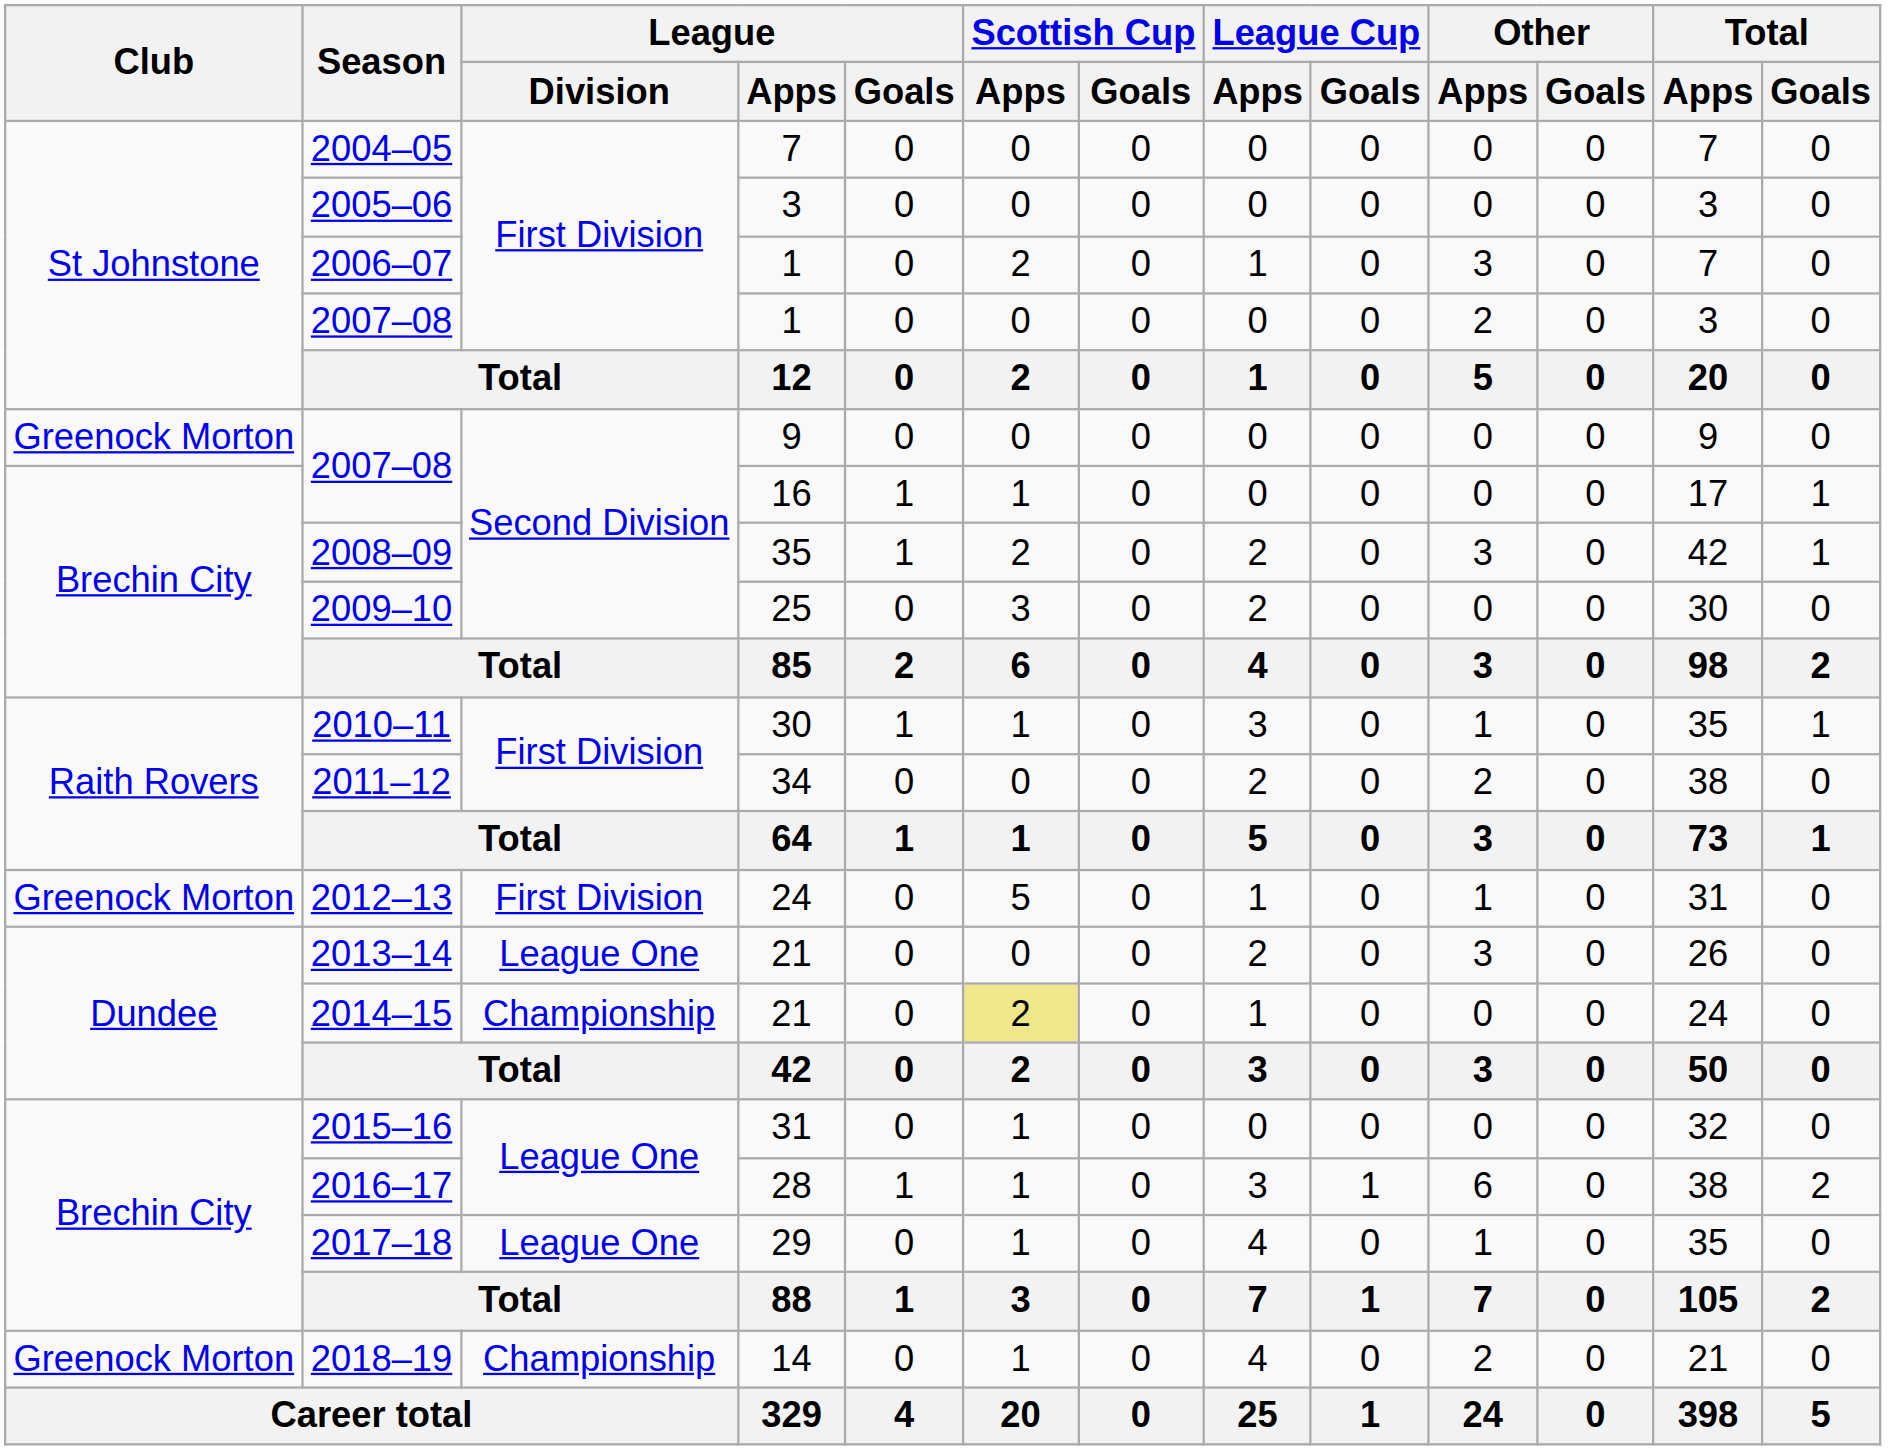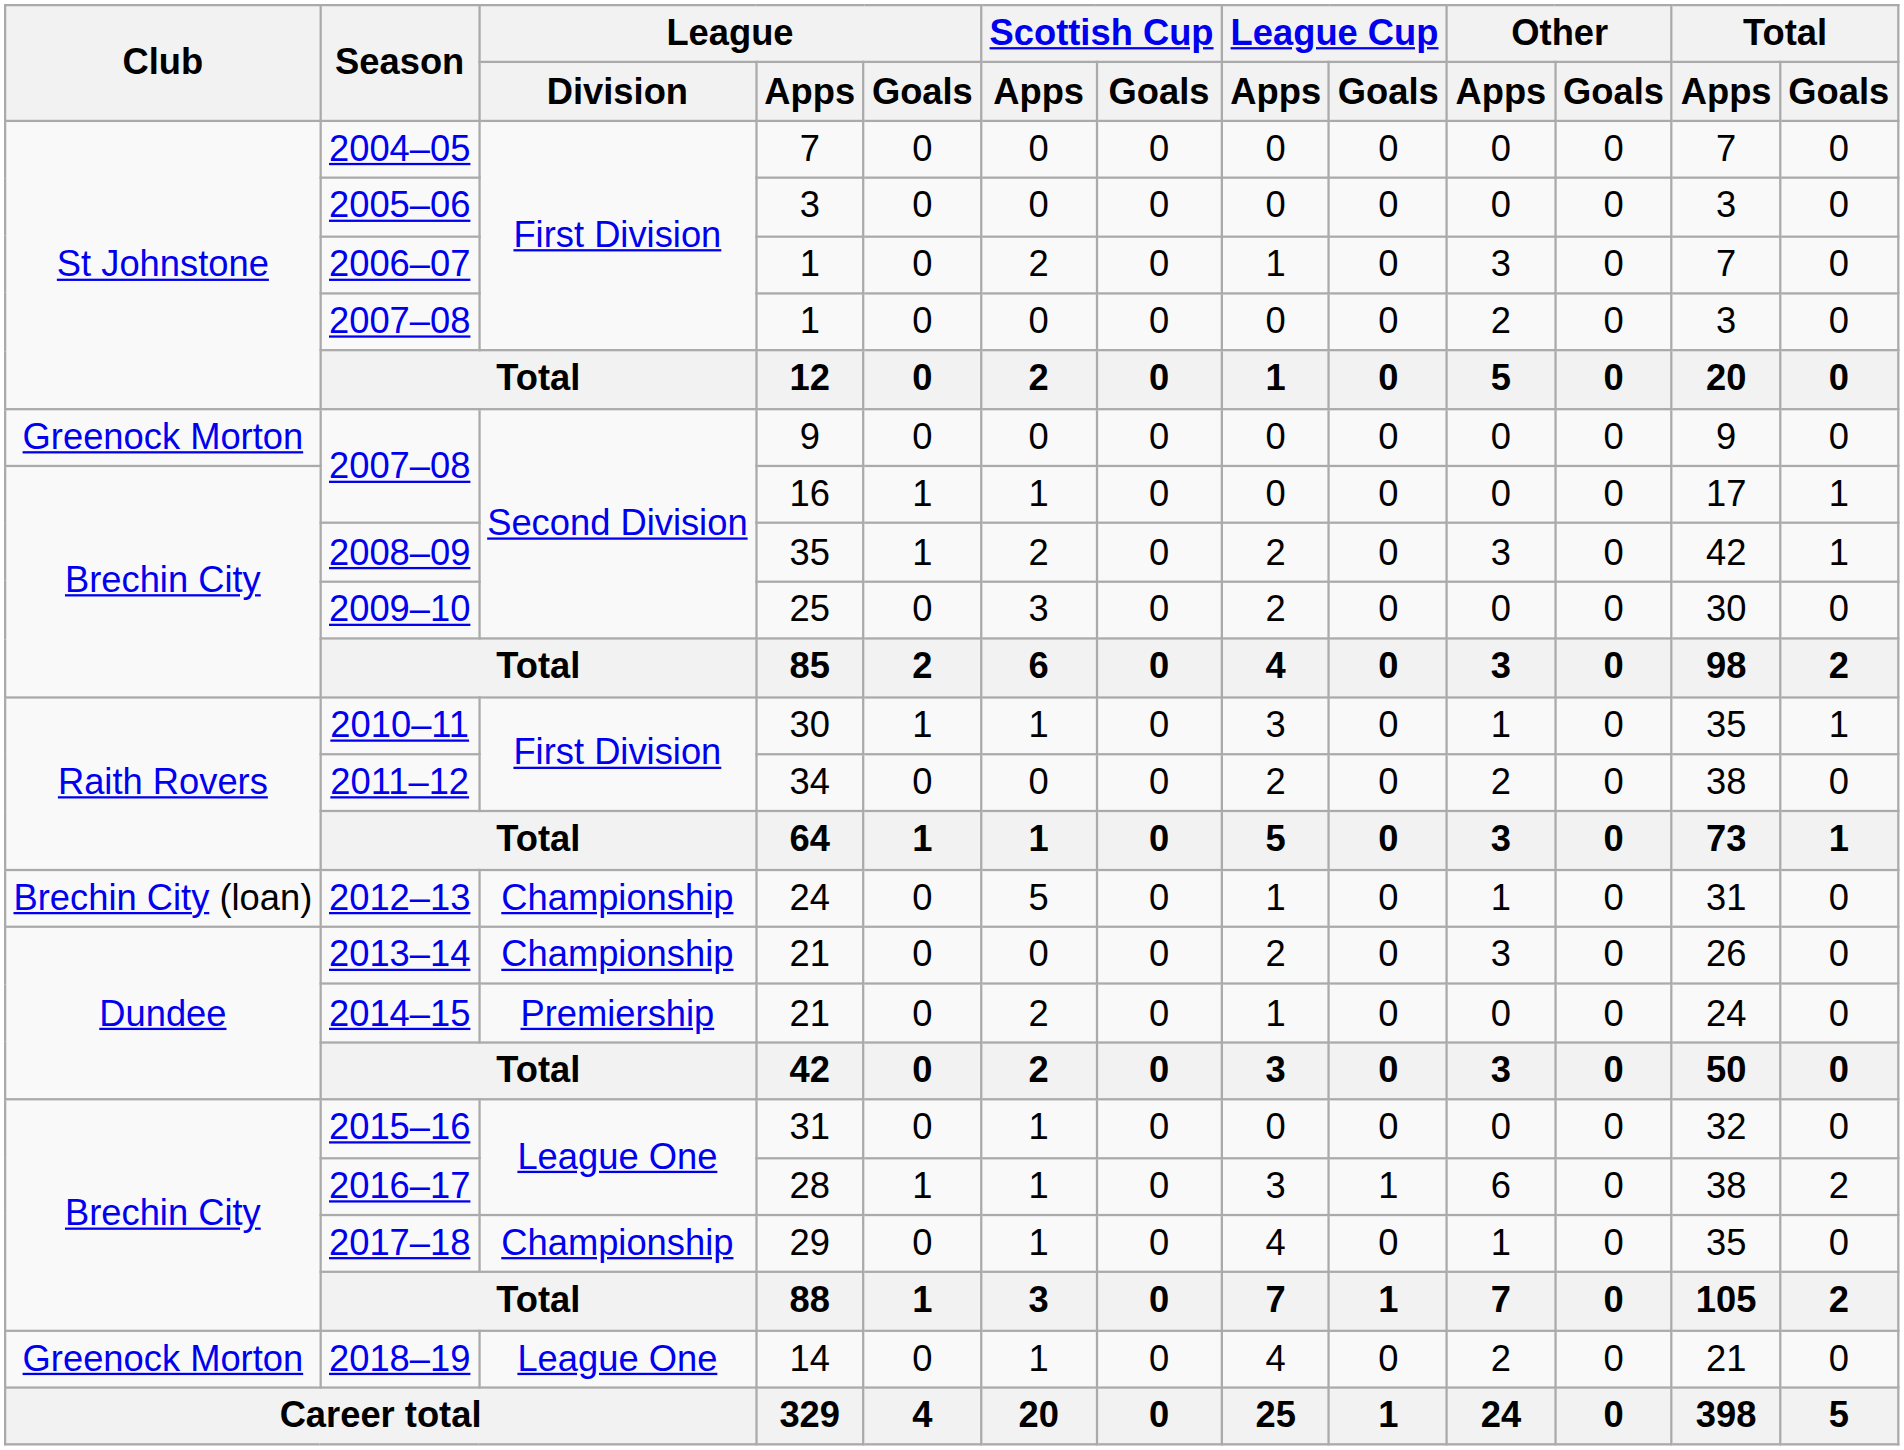(154, 897) Greenock Morton -> (163, 897) Brechin City (loan)
(599, 897) First Division -> (617, 897) Championship
(599, 954) League One -> (617, 954) Championship
(599, 1012) Championship -> (617, 1012) Premiership
(1020, 1012) khaki background -> (1039, 1012) no background
(599, 1242) League One -> (617, 1242) Championship
(599, 1358) Championship -> (617, 1358) League One
